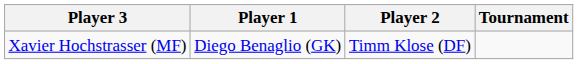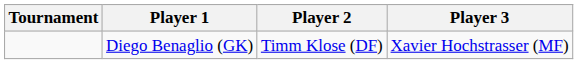columns swapped: (524, 17) <-> (97, 17)
